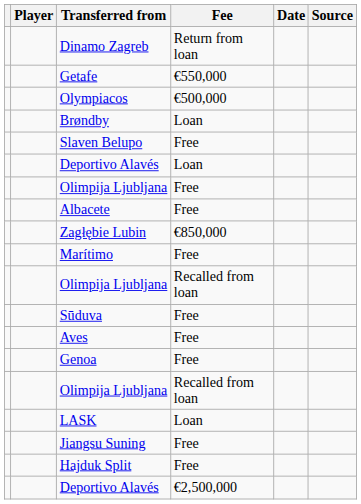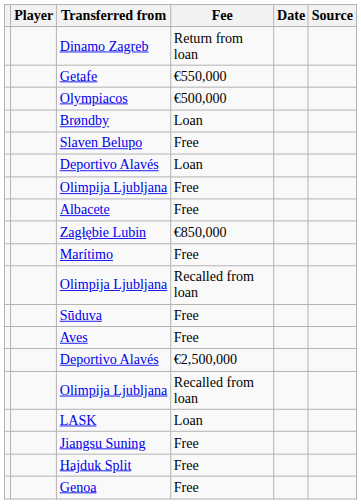rows swapped: (78, 359) <-> (109, 487)
